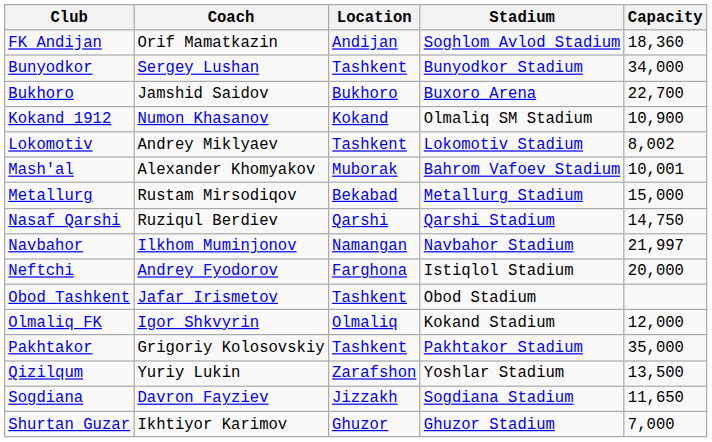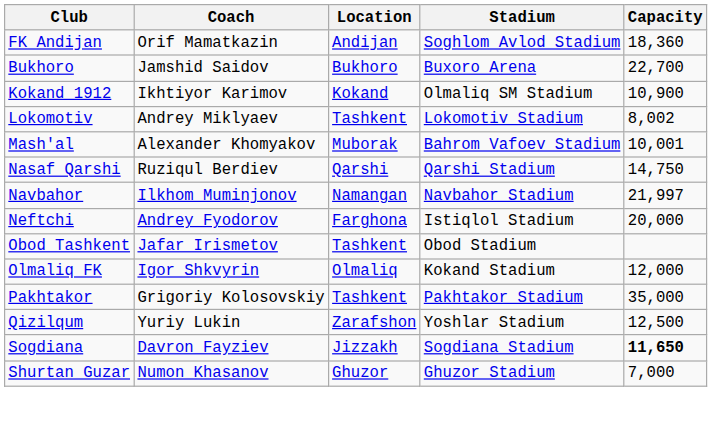- row: (50, 68)
(203, 119) Numon Khasanov -> (212, 94) Ikhtiyor Karimov
- row: (50, 195)
(656, 373) 13,500 -> (656, 322) 12,500
(656, 399) normal -> (656, 348) bold
(212, 424) Ikhtiyor Karimov -> (203, 373) Numon Khasanov
